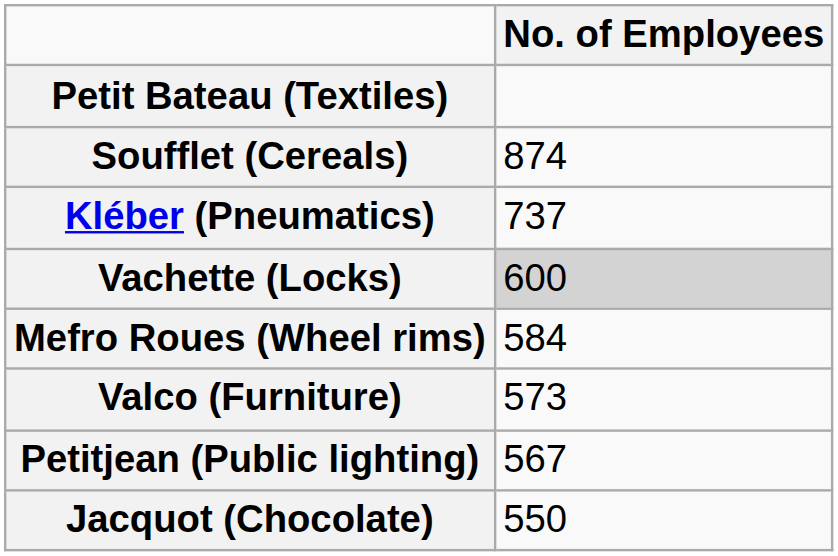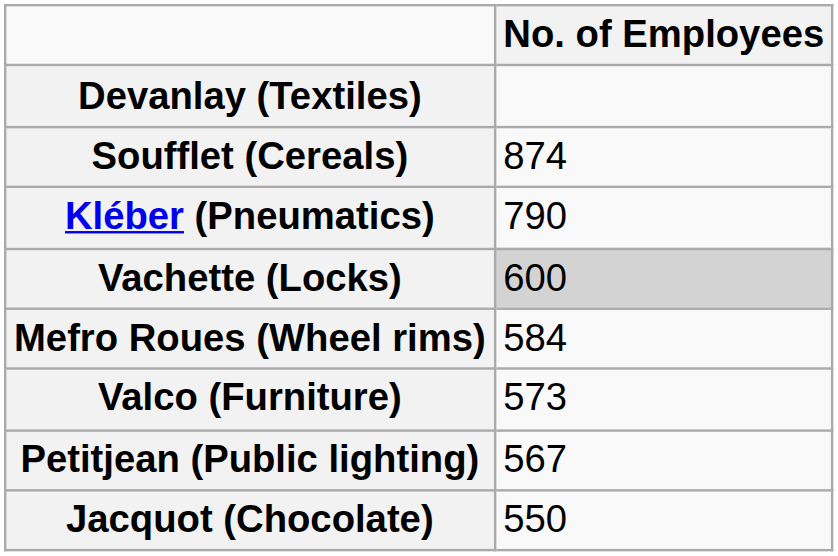- row: (250, 95)
+ row: (250, 95)
(535, 216) 737 -> (535, 216) 790
